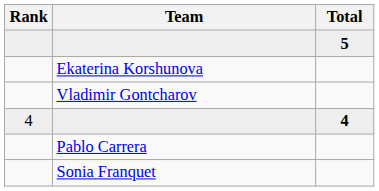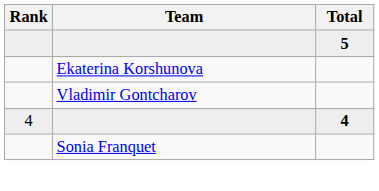- row: (102, 146)
